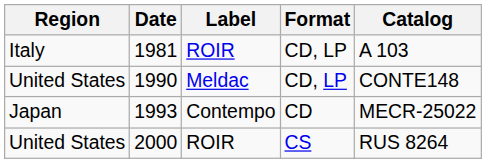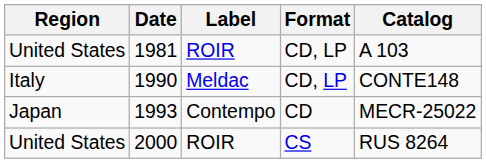(27, 50) Italy -> (67, 50) United States
(67, 81) United States -> (27, 81) Italy
